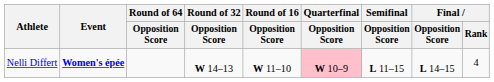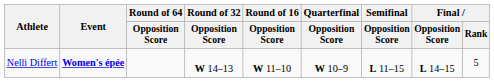(331, 69) pink background -> (331, 69) no background
(476, 63) 4 -> (476, 63) 5
